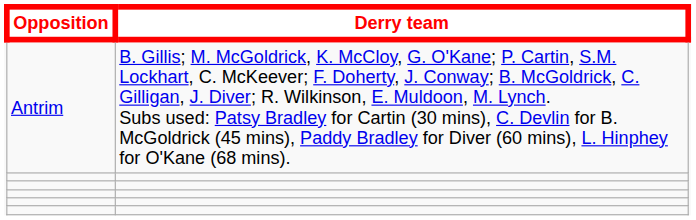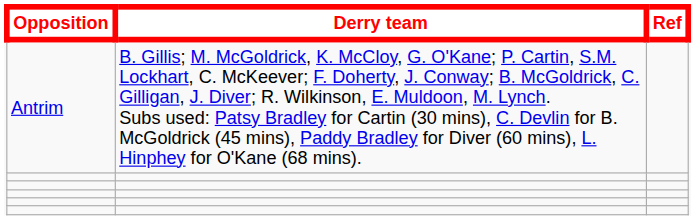+ column: (667, 23)
